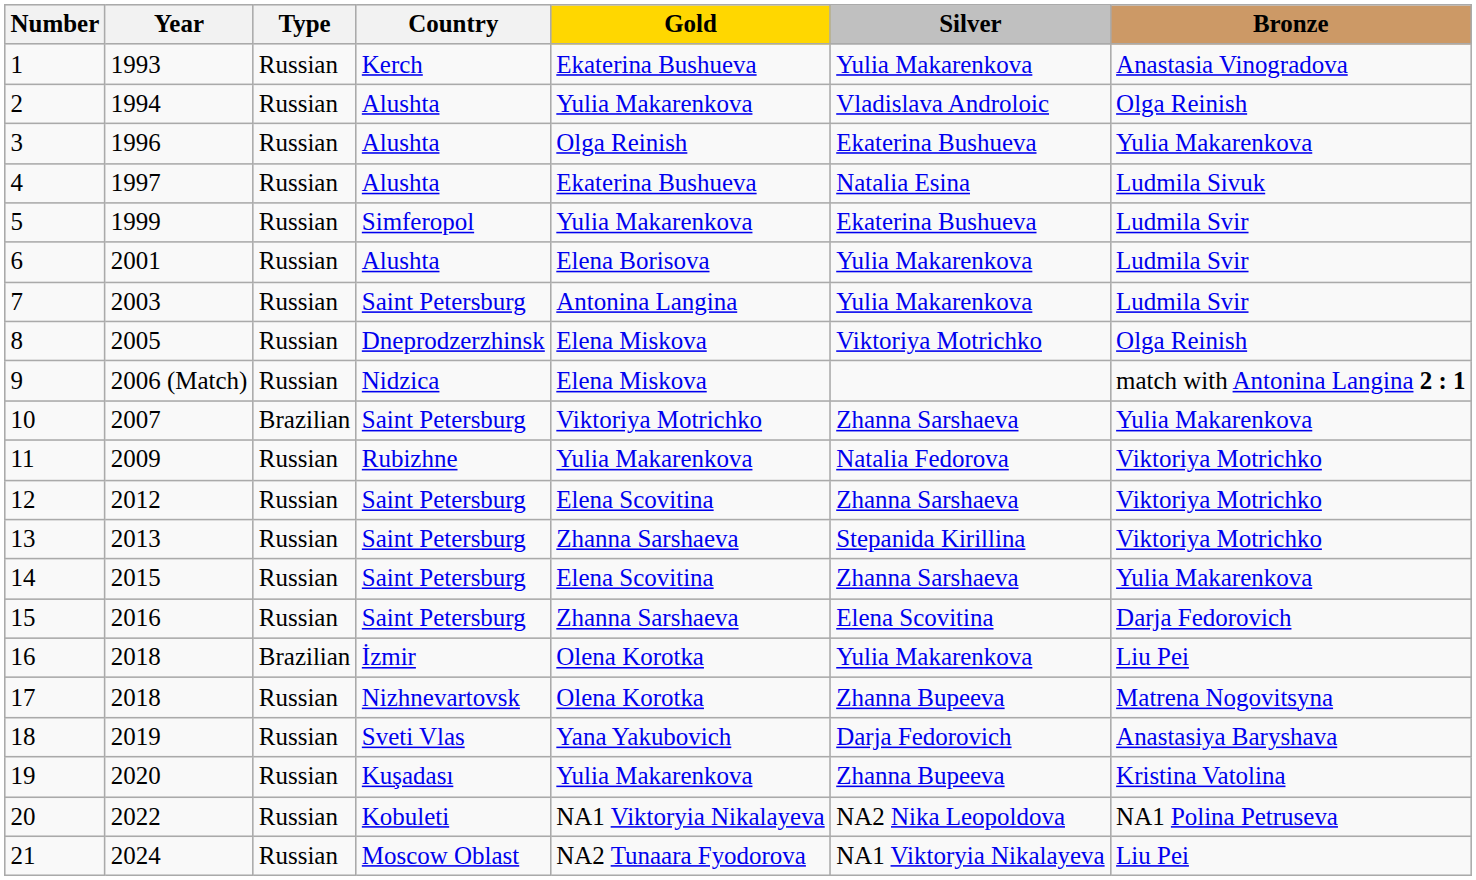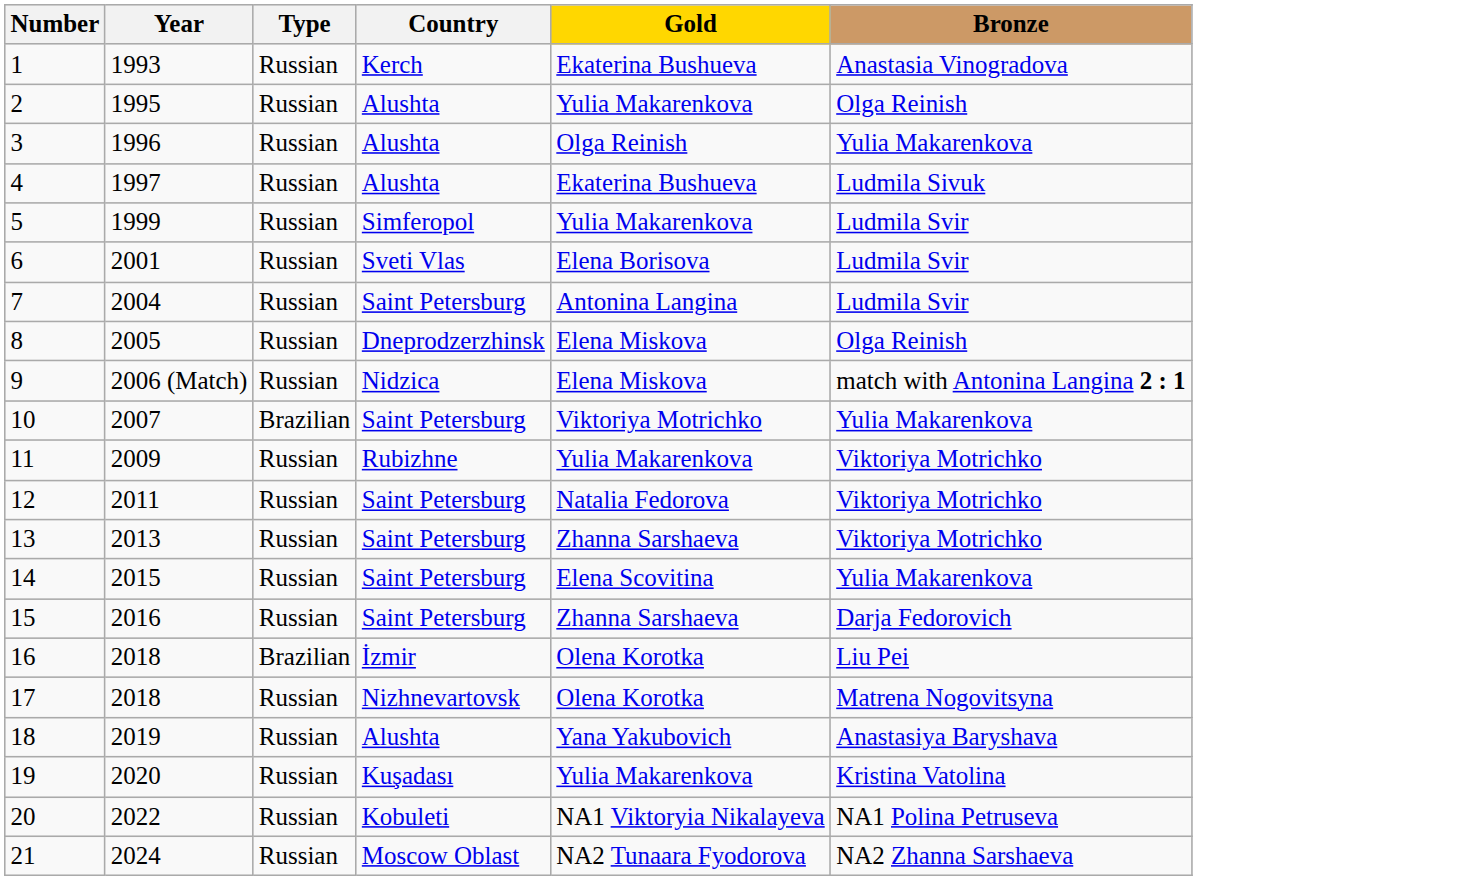- column: (970, 24)
(136, 103) 1994 -> (136, 103) 1995
(401, 261) Alushta -> (413, 261) Sveti Vlas
(136, 301) 2003 -> (136, 301) 2004
(136, 499) 2012 -> (135, 499) 2011
(635, 499) Elena Scovitina -> (643, 499) Natalia Fedorova
(413, 736) Sveti Vlas -> (401, 736) Alushta
(1153, 855) Liu Pei -> (955, 855) NA2 Zhanna Sarshaeva
